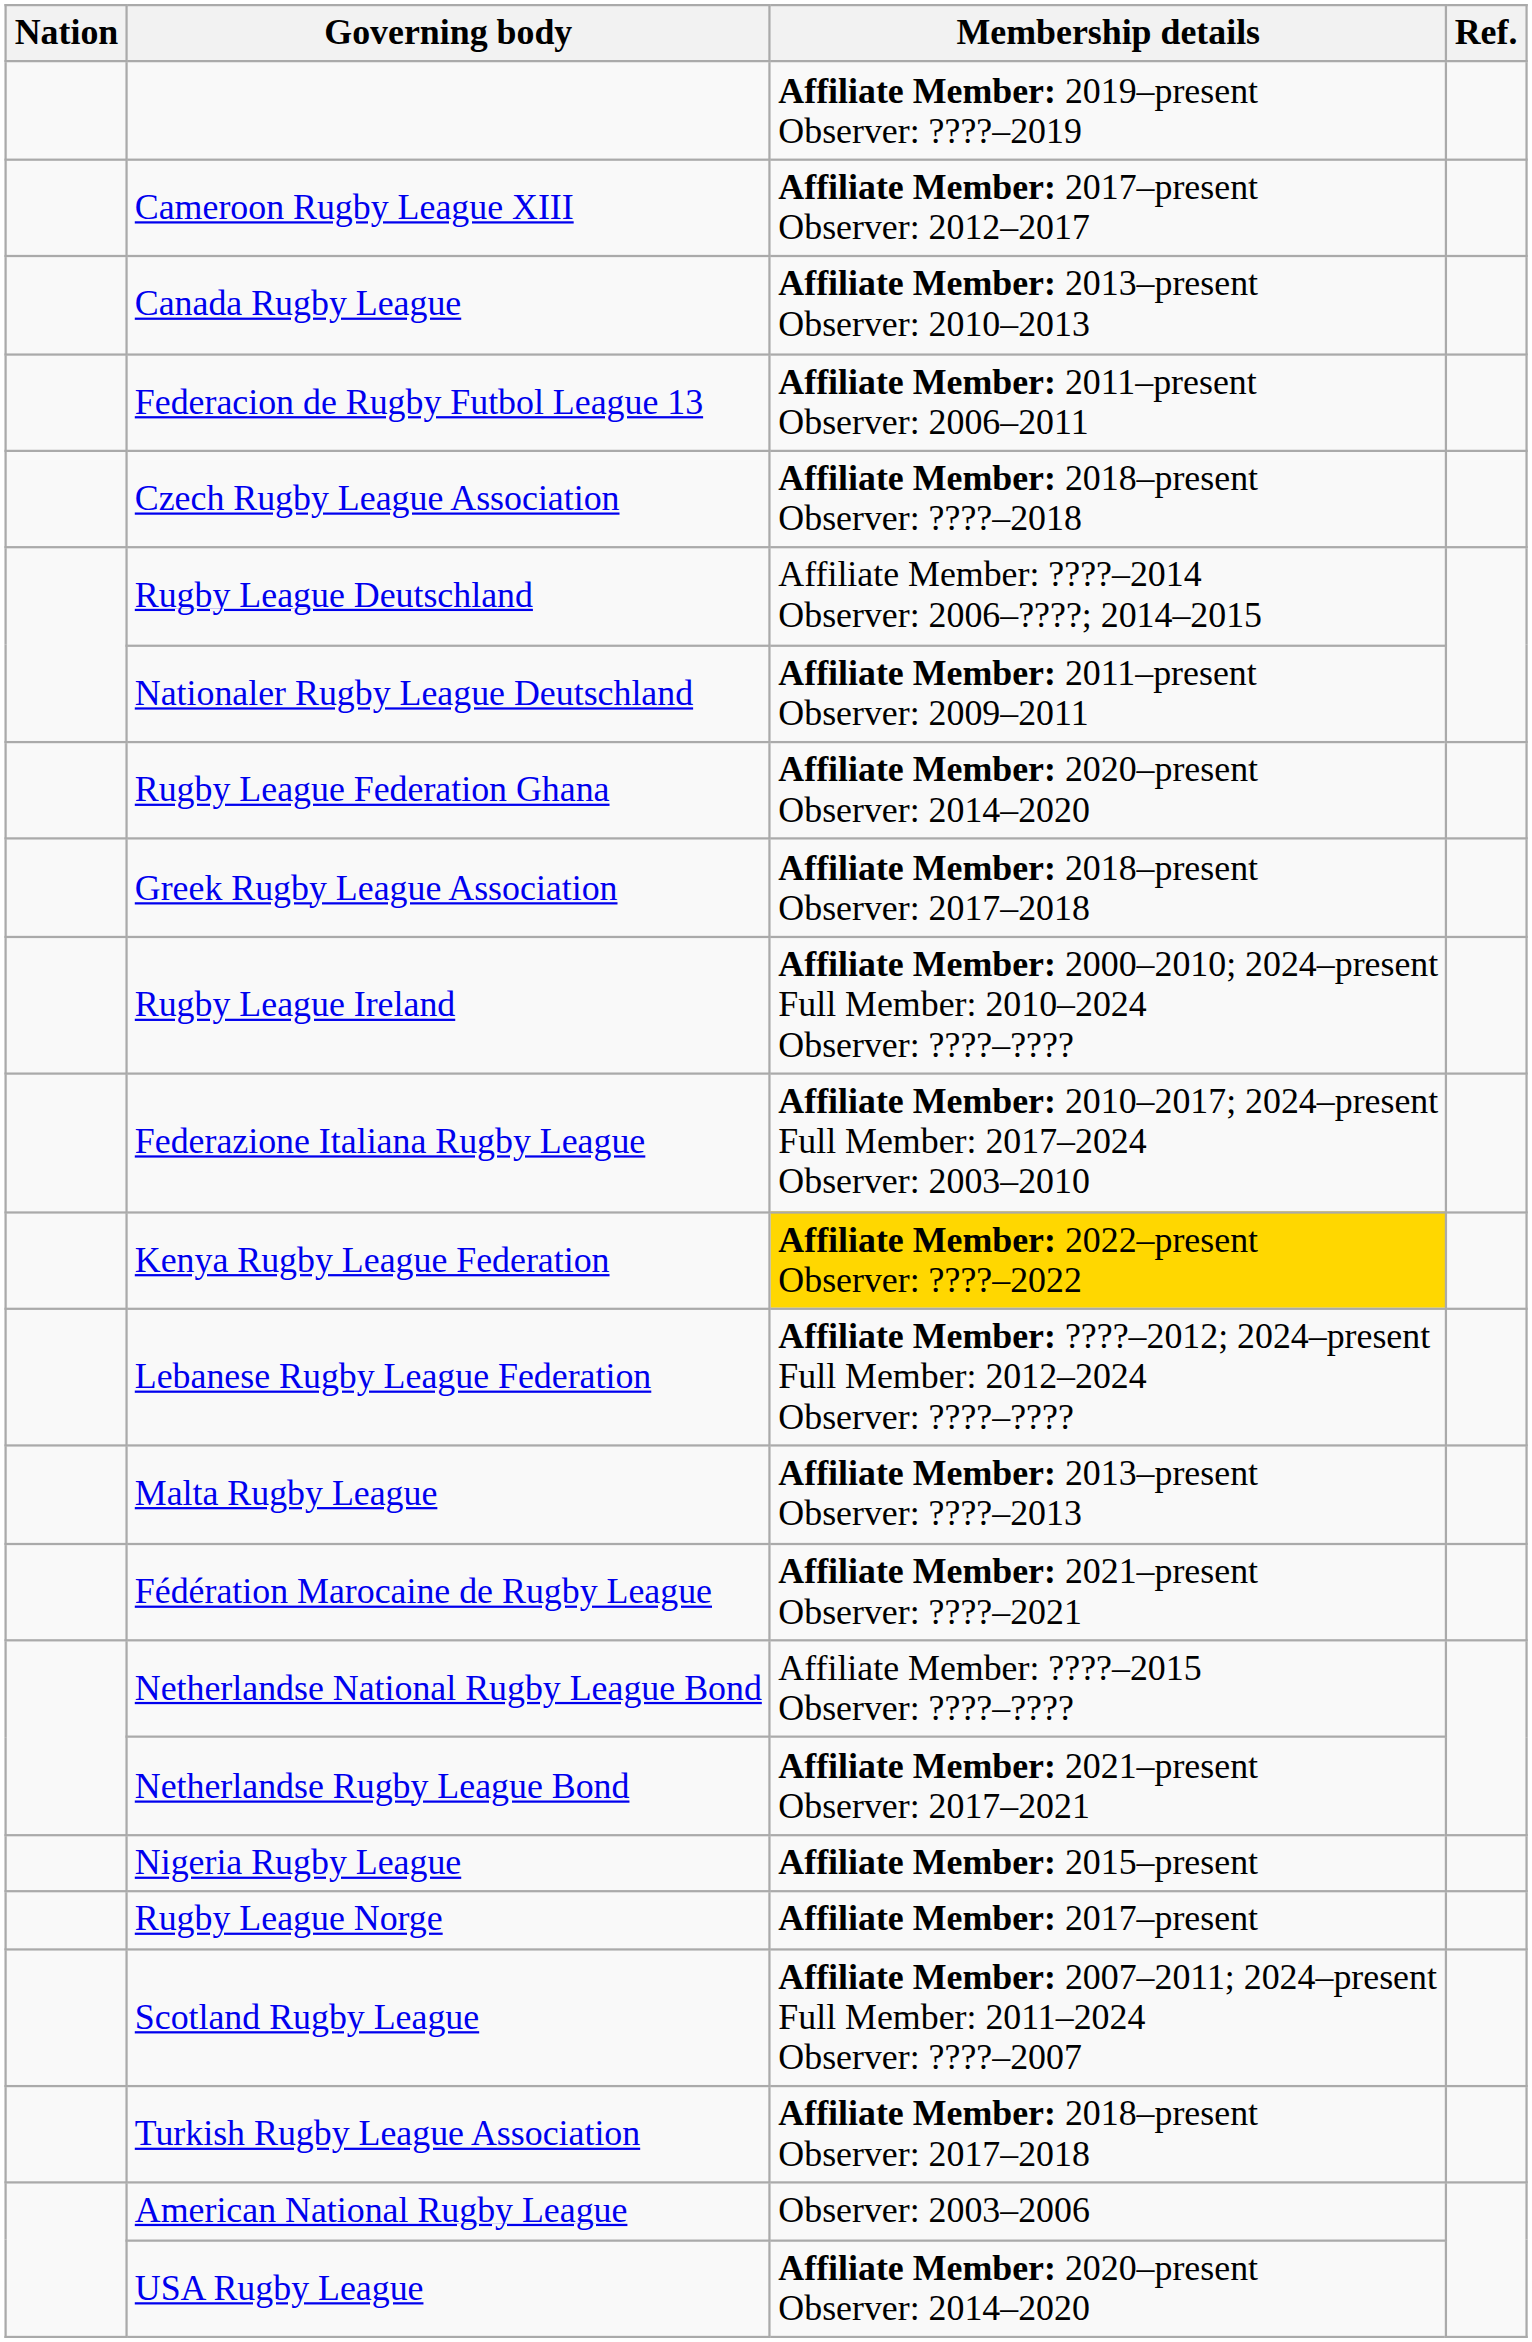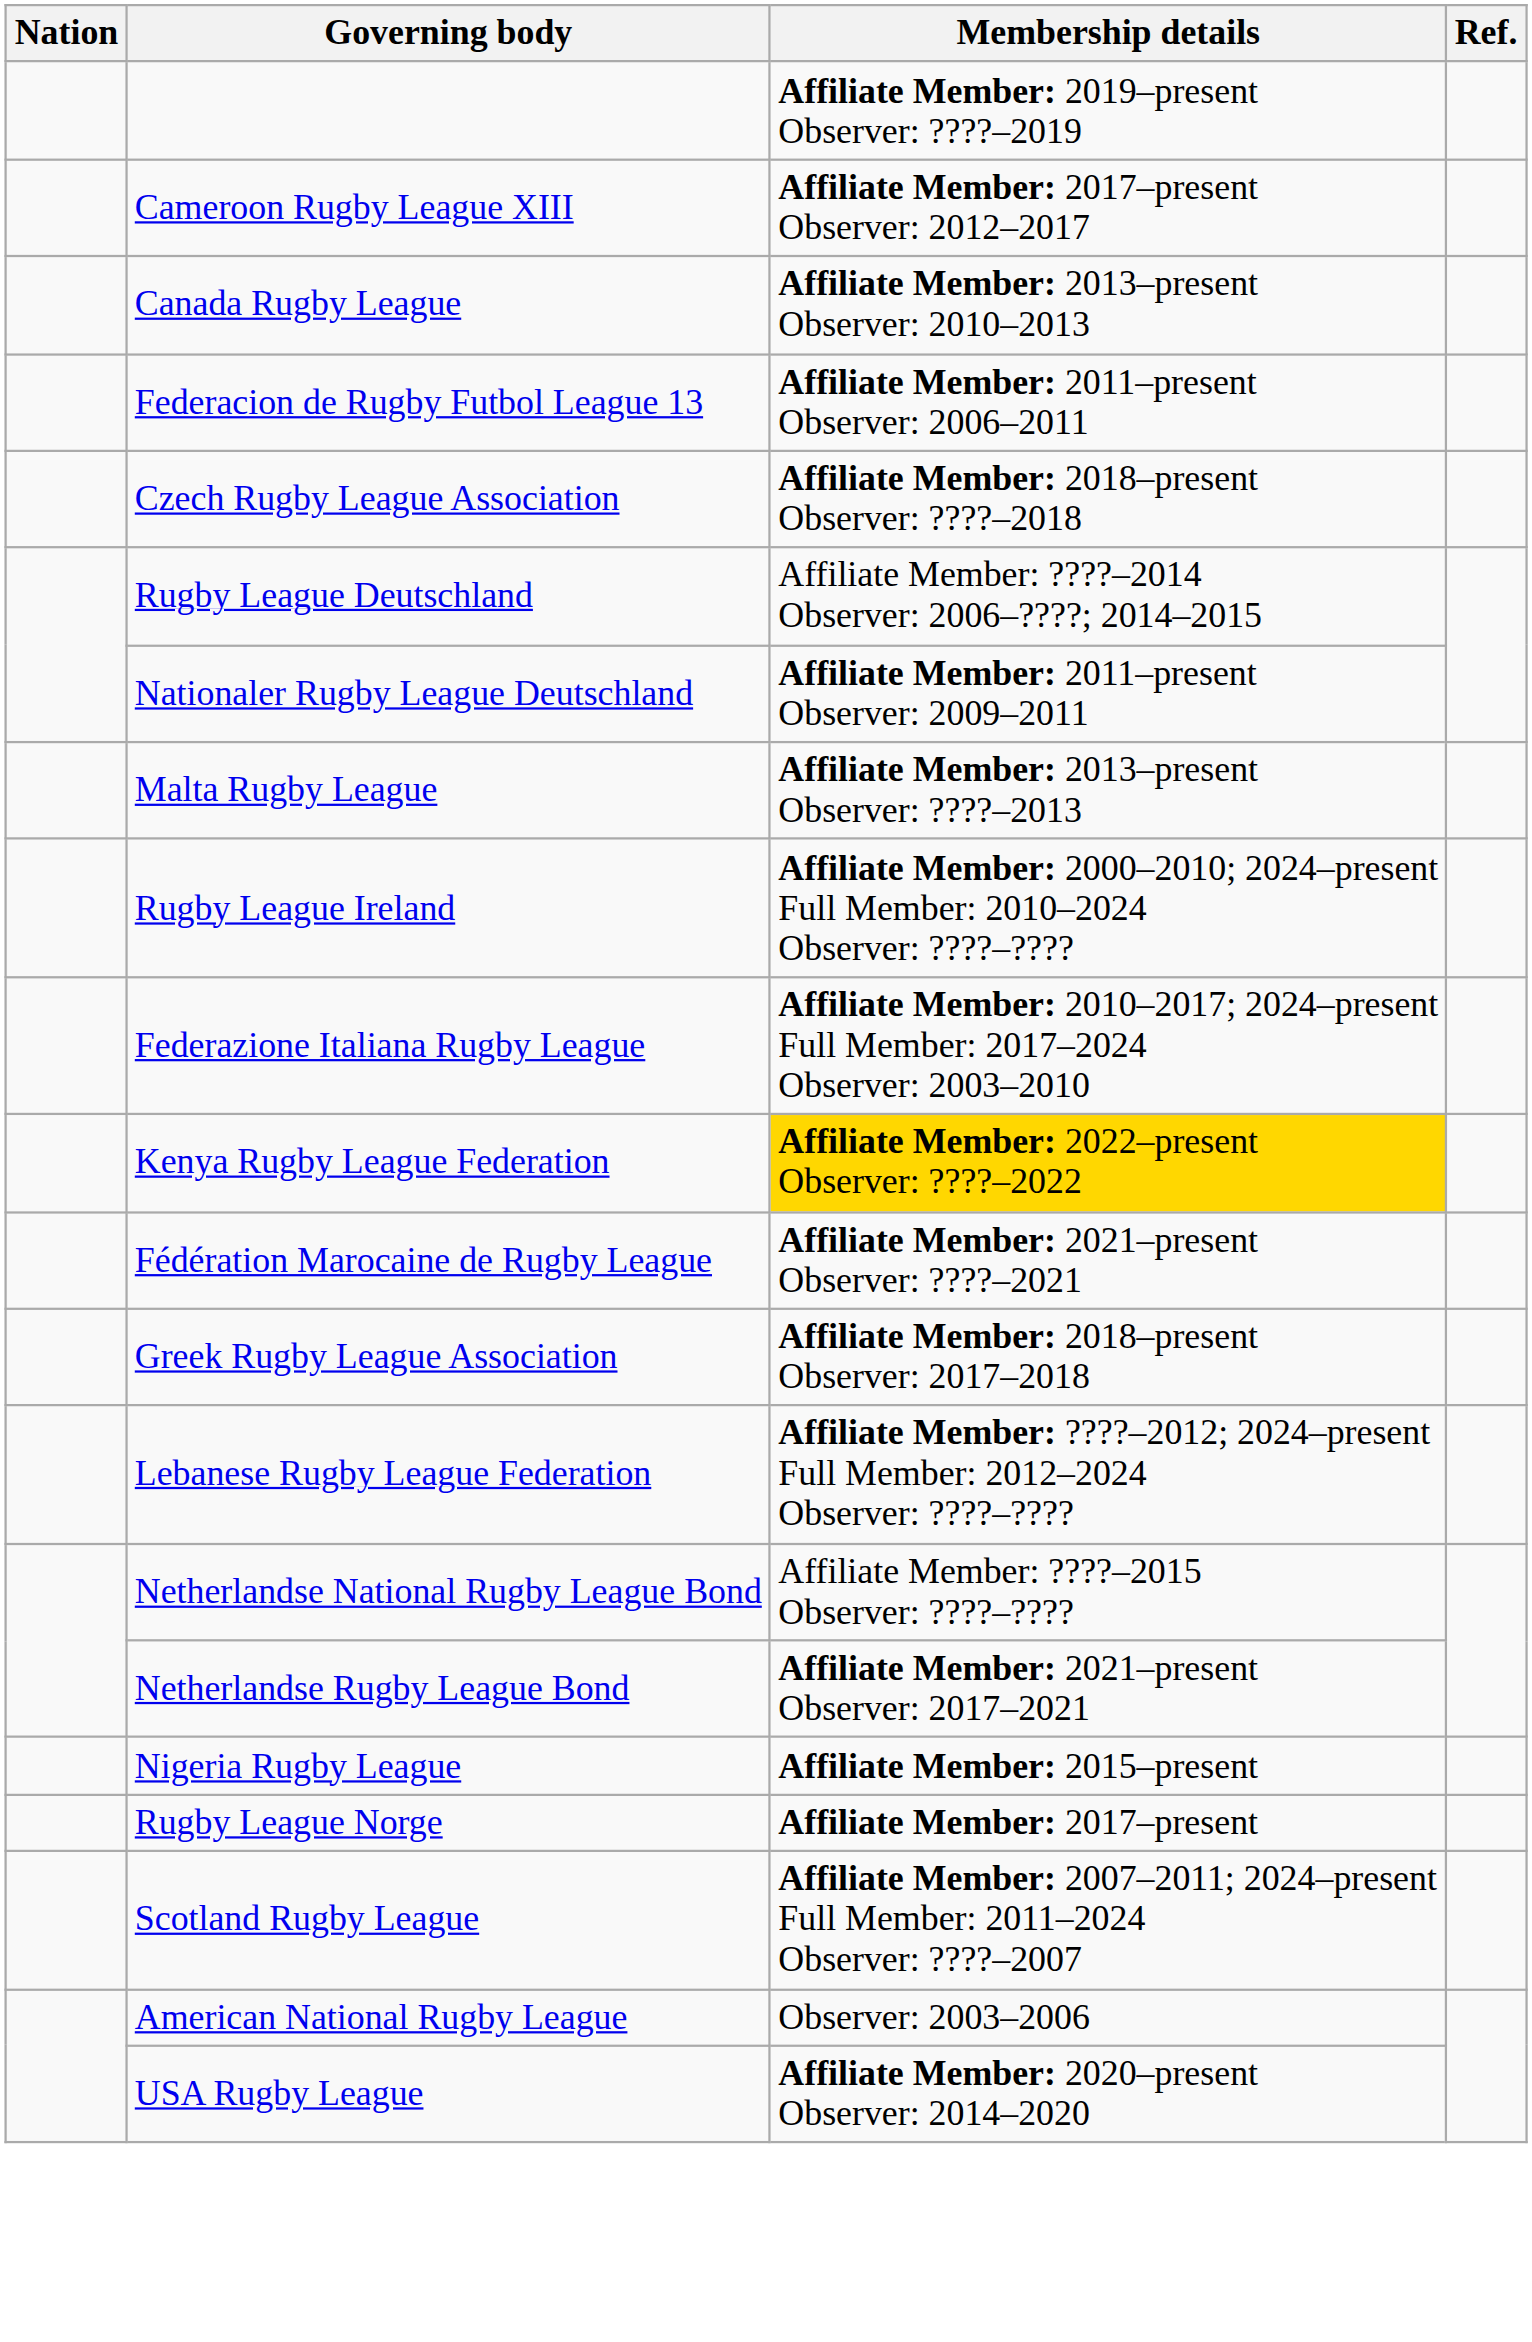- row: (372, 790)
rows swapped: (376, 887) <-> (286, 1493)
rows swapped: (393, 1376) <-> (423, 1591)
- row: (387, 2133)
